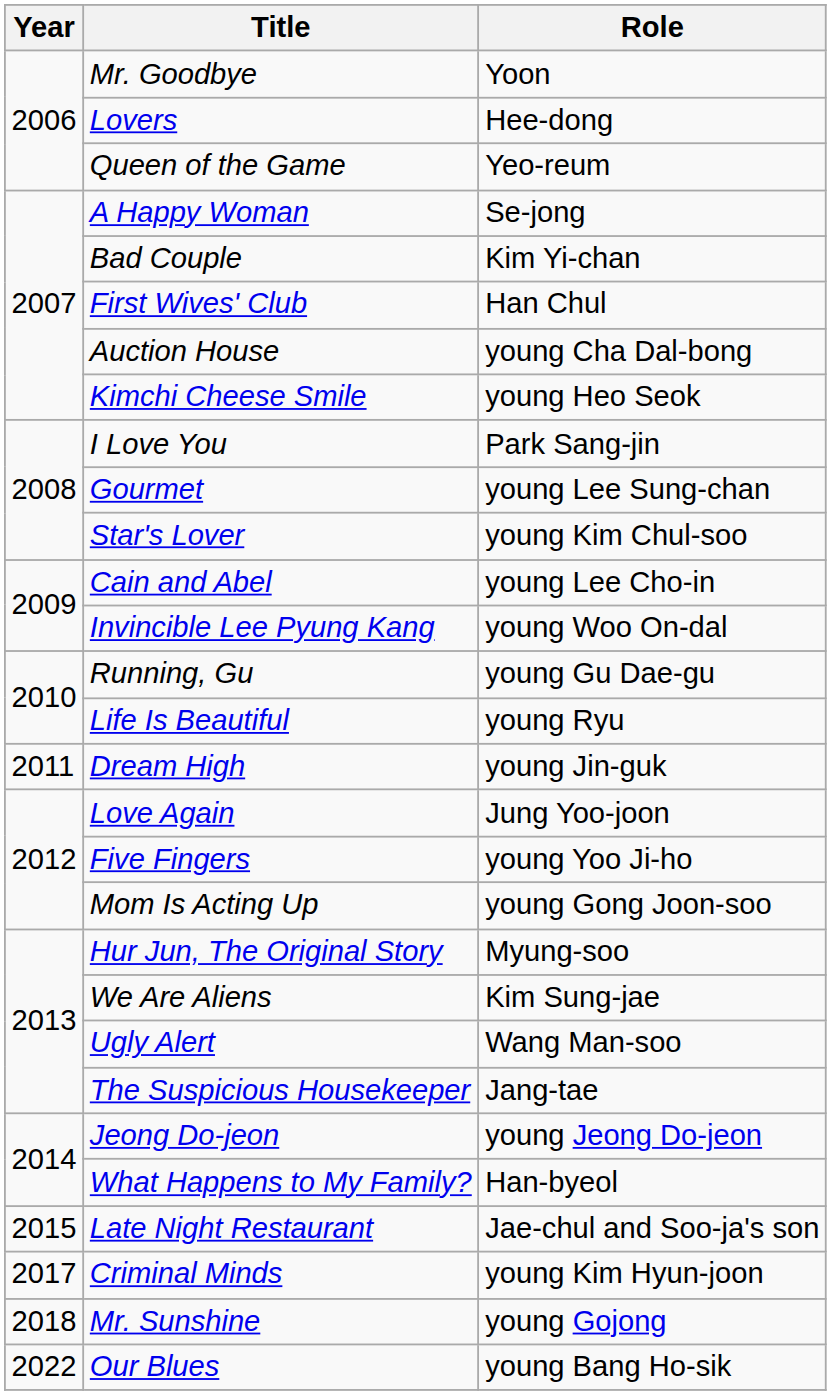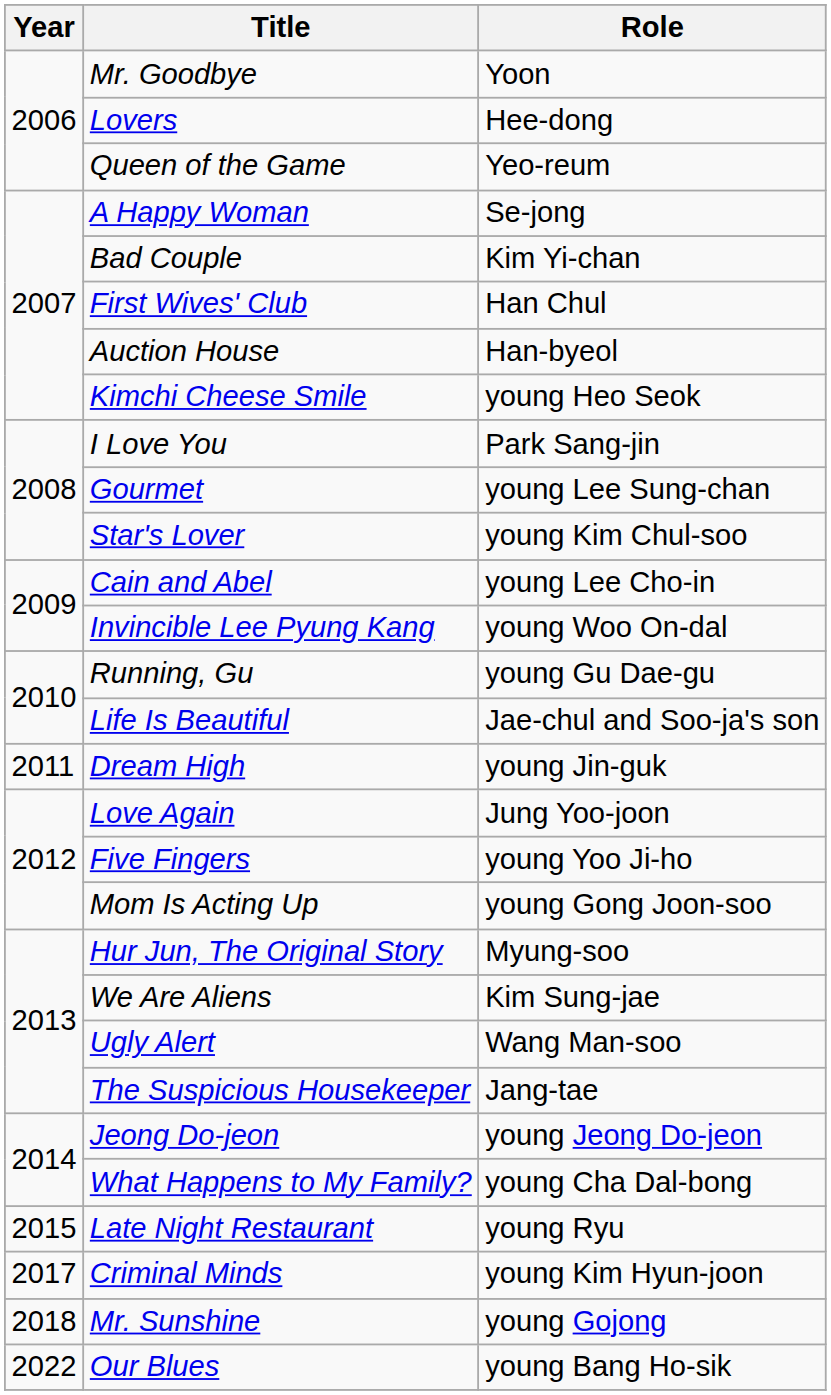(619, 350) young Cha Dal-bong -> (552, 350) Han-byeol
(555, 720) young Ryu -> (652, 720) Jae-chul and Soo-ja's son
(552, 1182) Han-byeol -> (619, 1182) young Cha Dal-bong
(652, 1228) Jae-chul and Soo-ja's son -> (555, 1228) young Ryu
